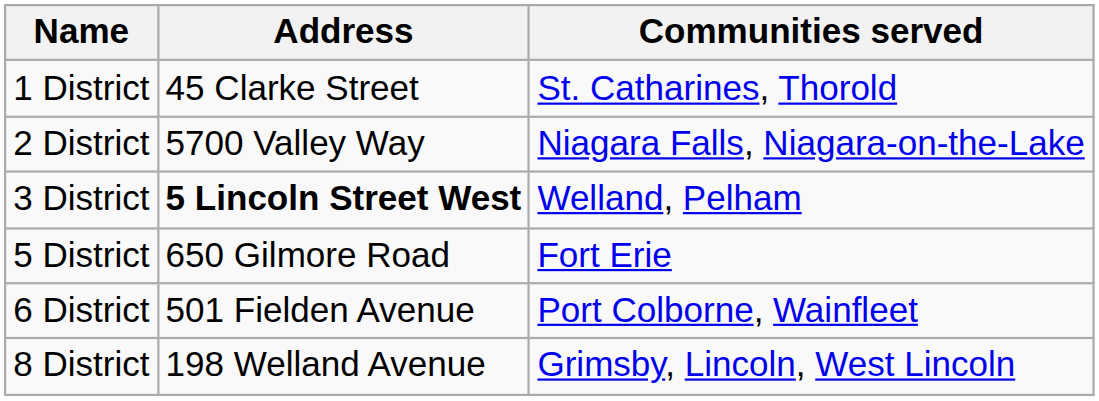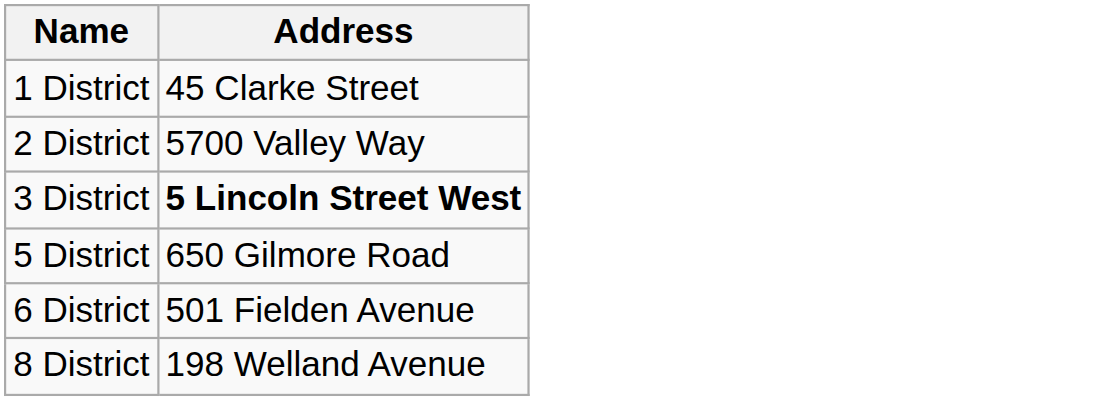- column: (811, 32)
